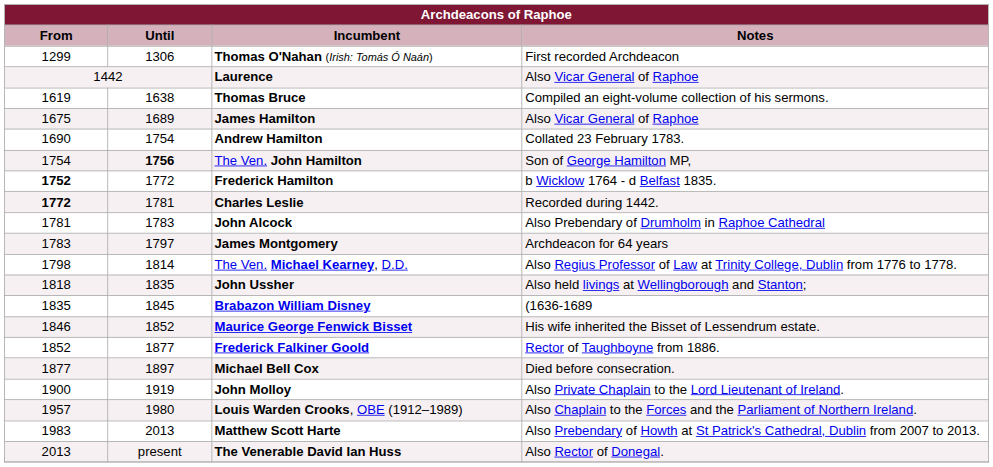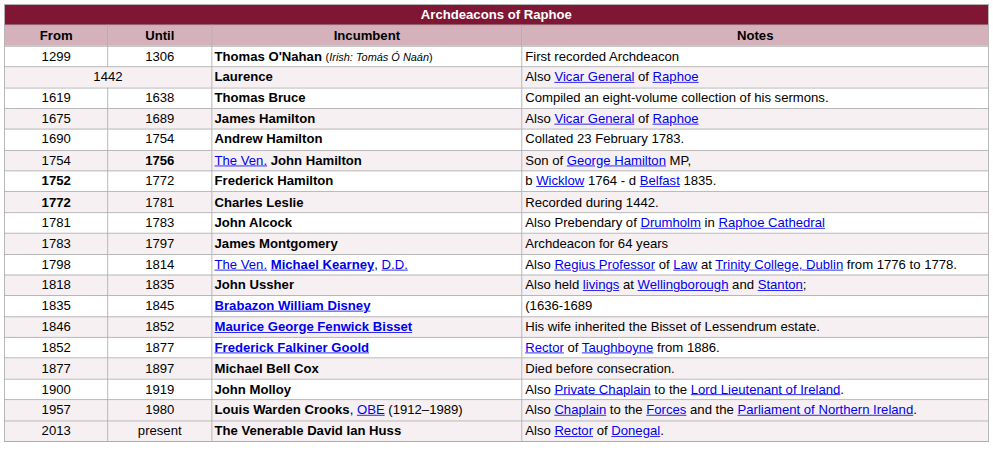- row: (278, 431)
